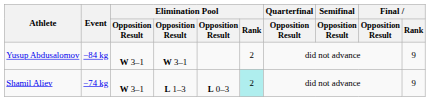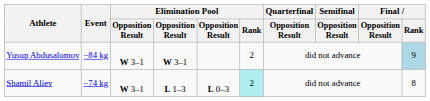(414, 56) no background -> (414, 56) lightblue background
(414, 83) 9 -> (414, 83) 8
